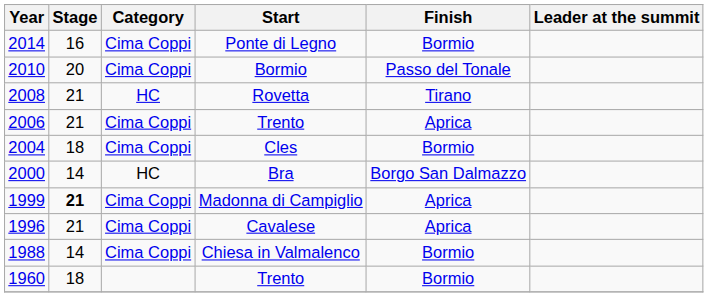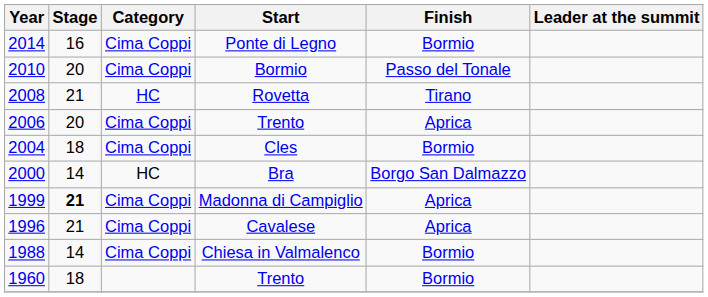(75, 122) 21 -> (75, 122) 20
